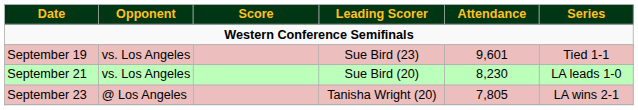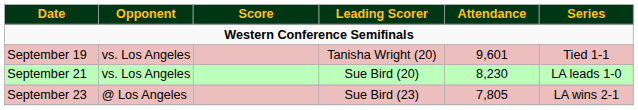(382, 54) Sue Bird (23) -> (382, 54) Tanisha Wright (20)
(382, 94) Tanisha Wright (20) -> (382, 94) Sue Bird (23)
